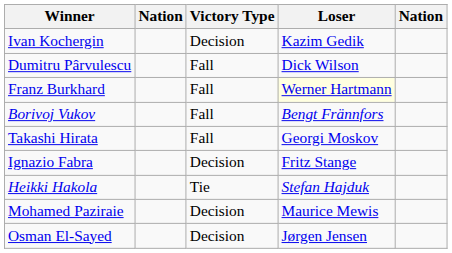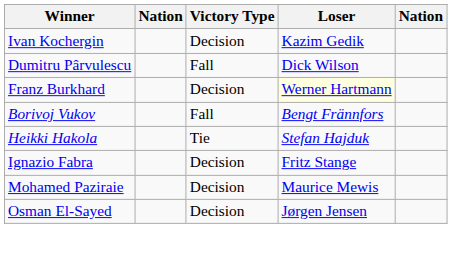(202, 89) Fall -> (217, 89) Decision
- row: (53, 138)
rows swapped: (50, 162) <-> (53, 187)
